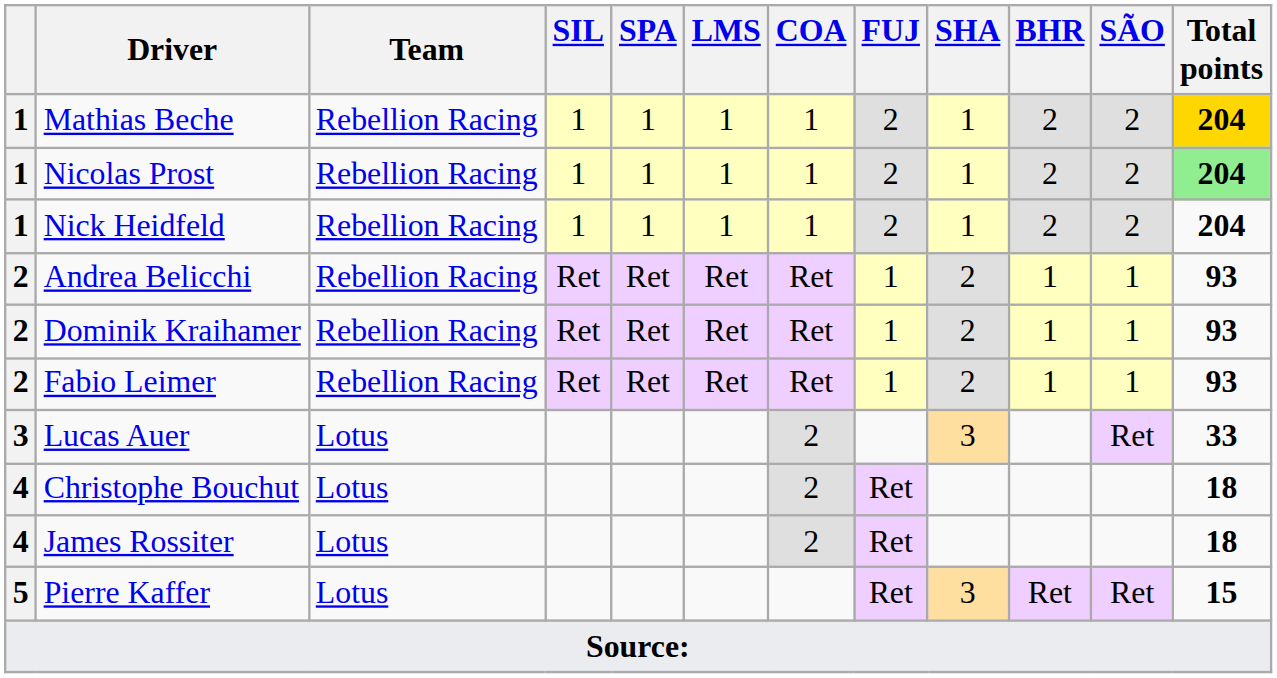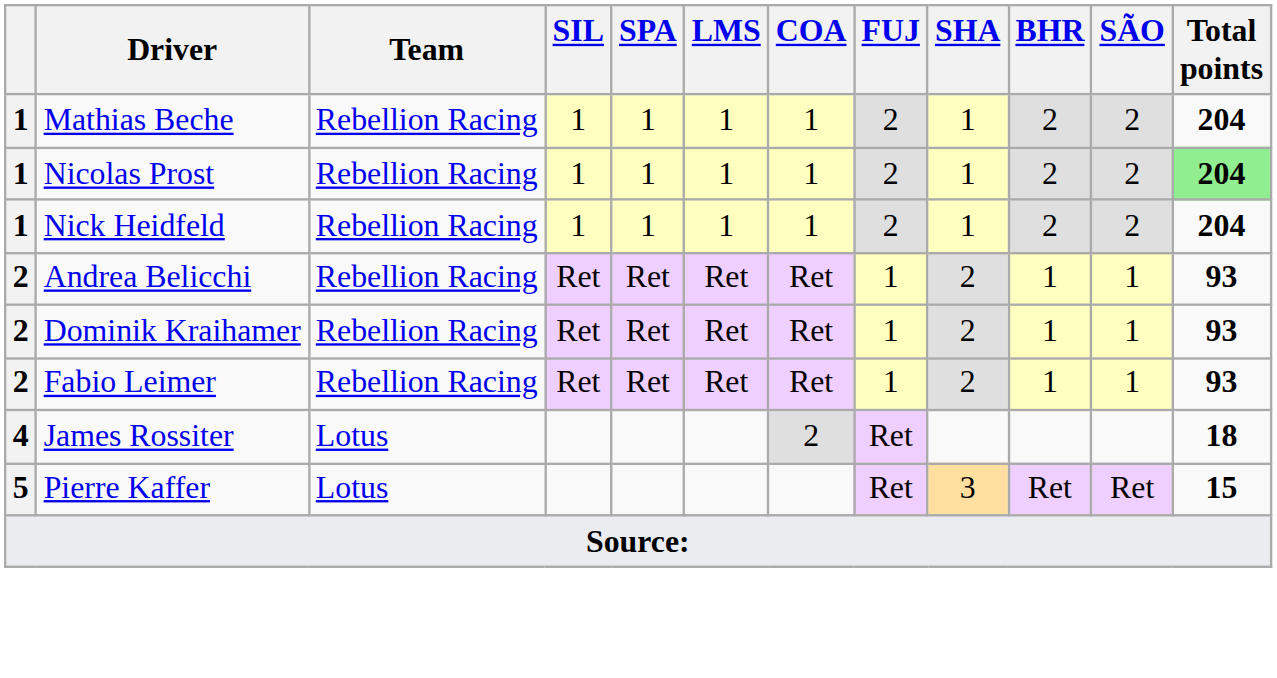(1221, 120) gold background -> (1221, 120) no background
- row: (117, 435)
- row: (171, 487)
